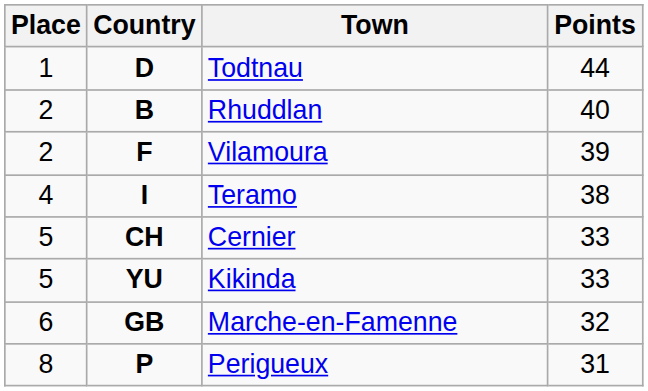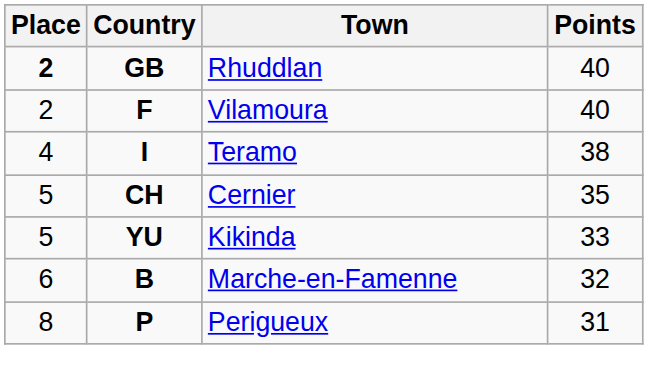- row: (255, 68)
(46, 110) normal -> (46, 68) bold
(144, 110) B -> (144, 68) GB
(595, 152) 39 -> (595, 110) 40
(595, 237) 33 -> (595, 195) 35
(144, 322) GB -> (144, 279) B
